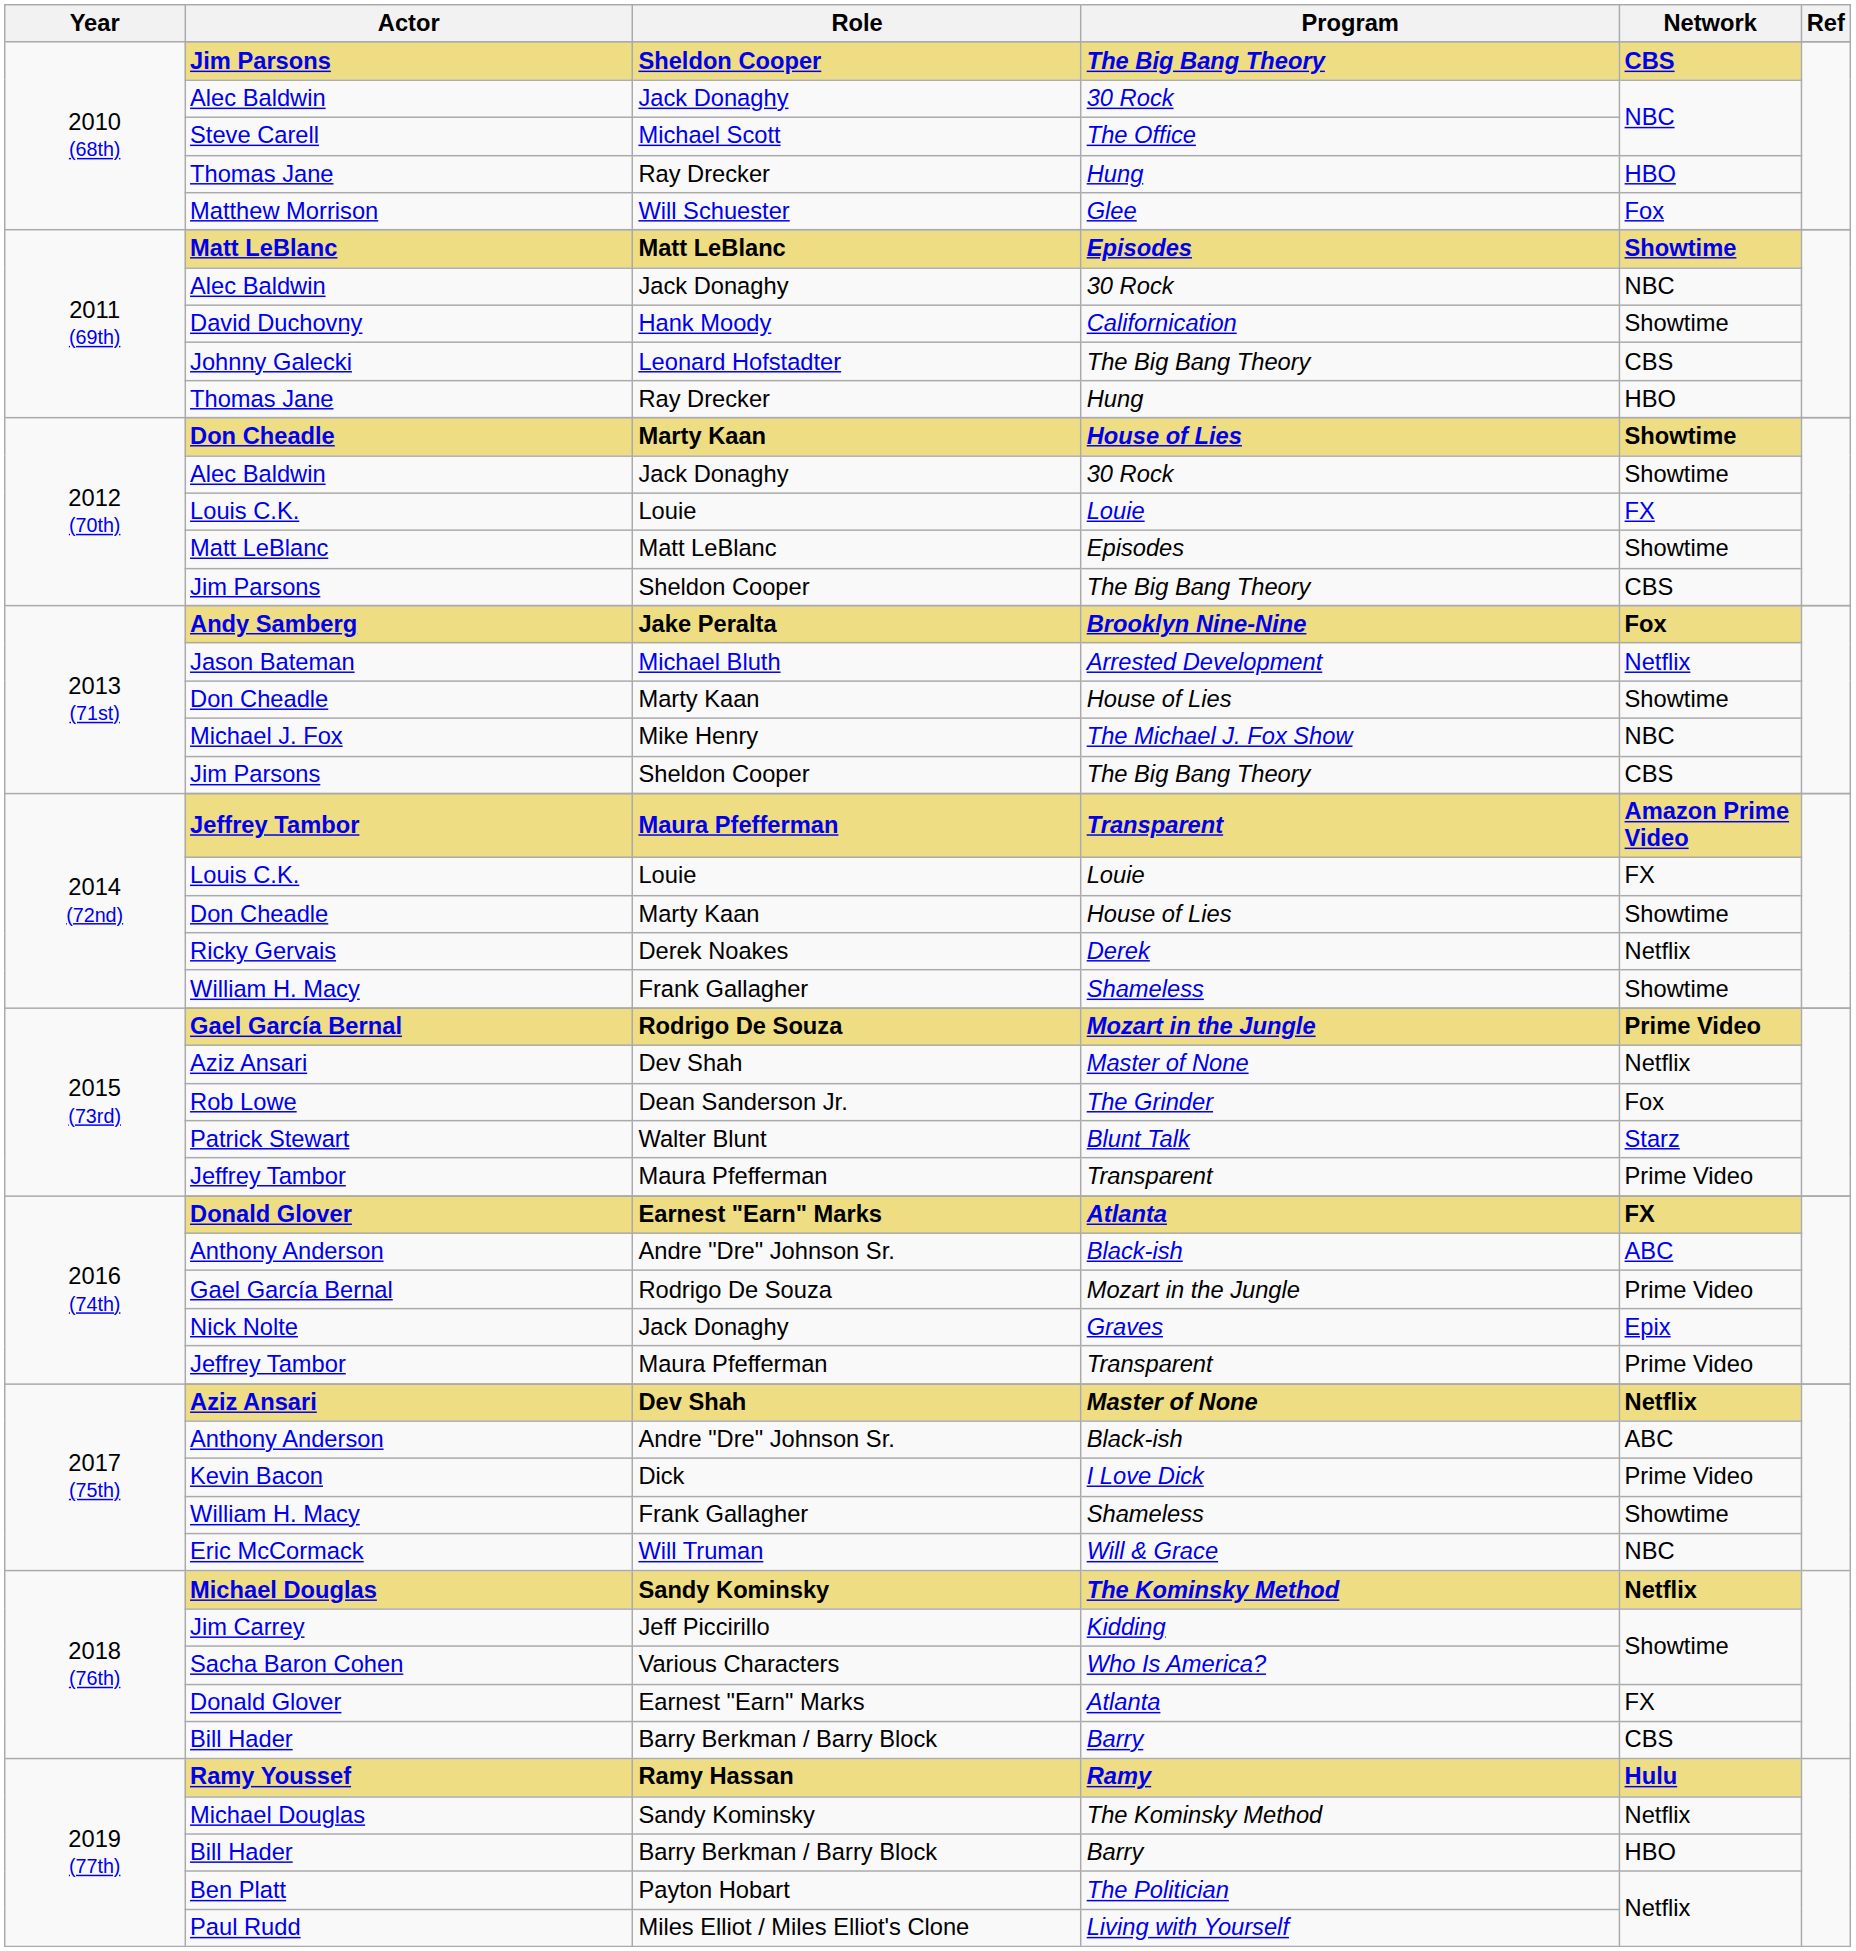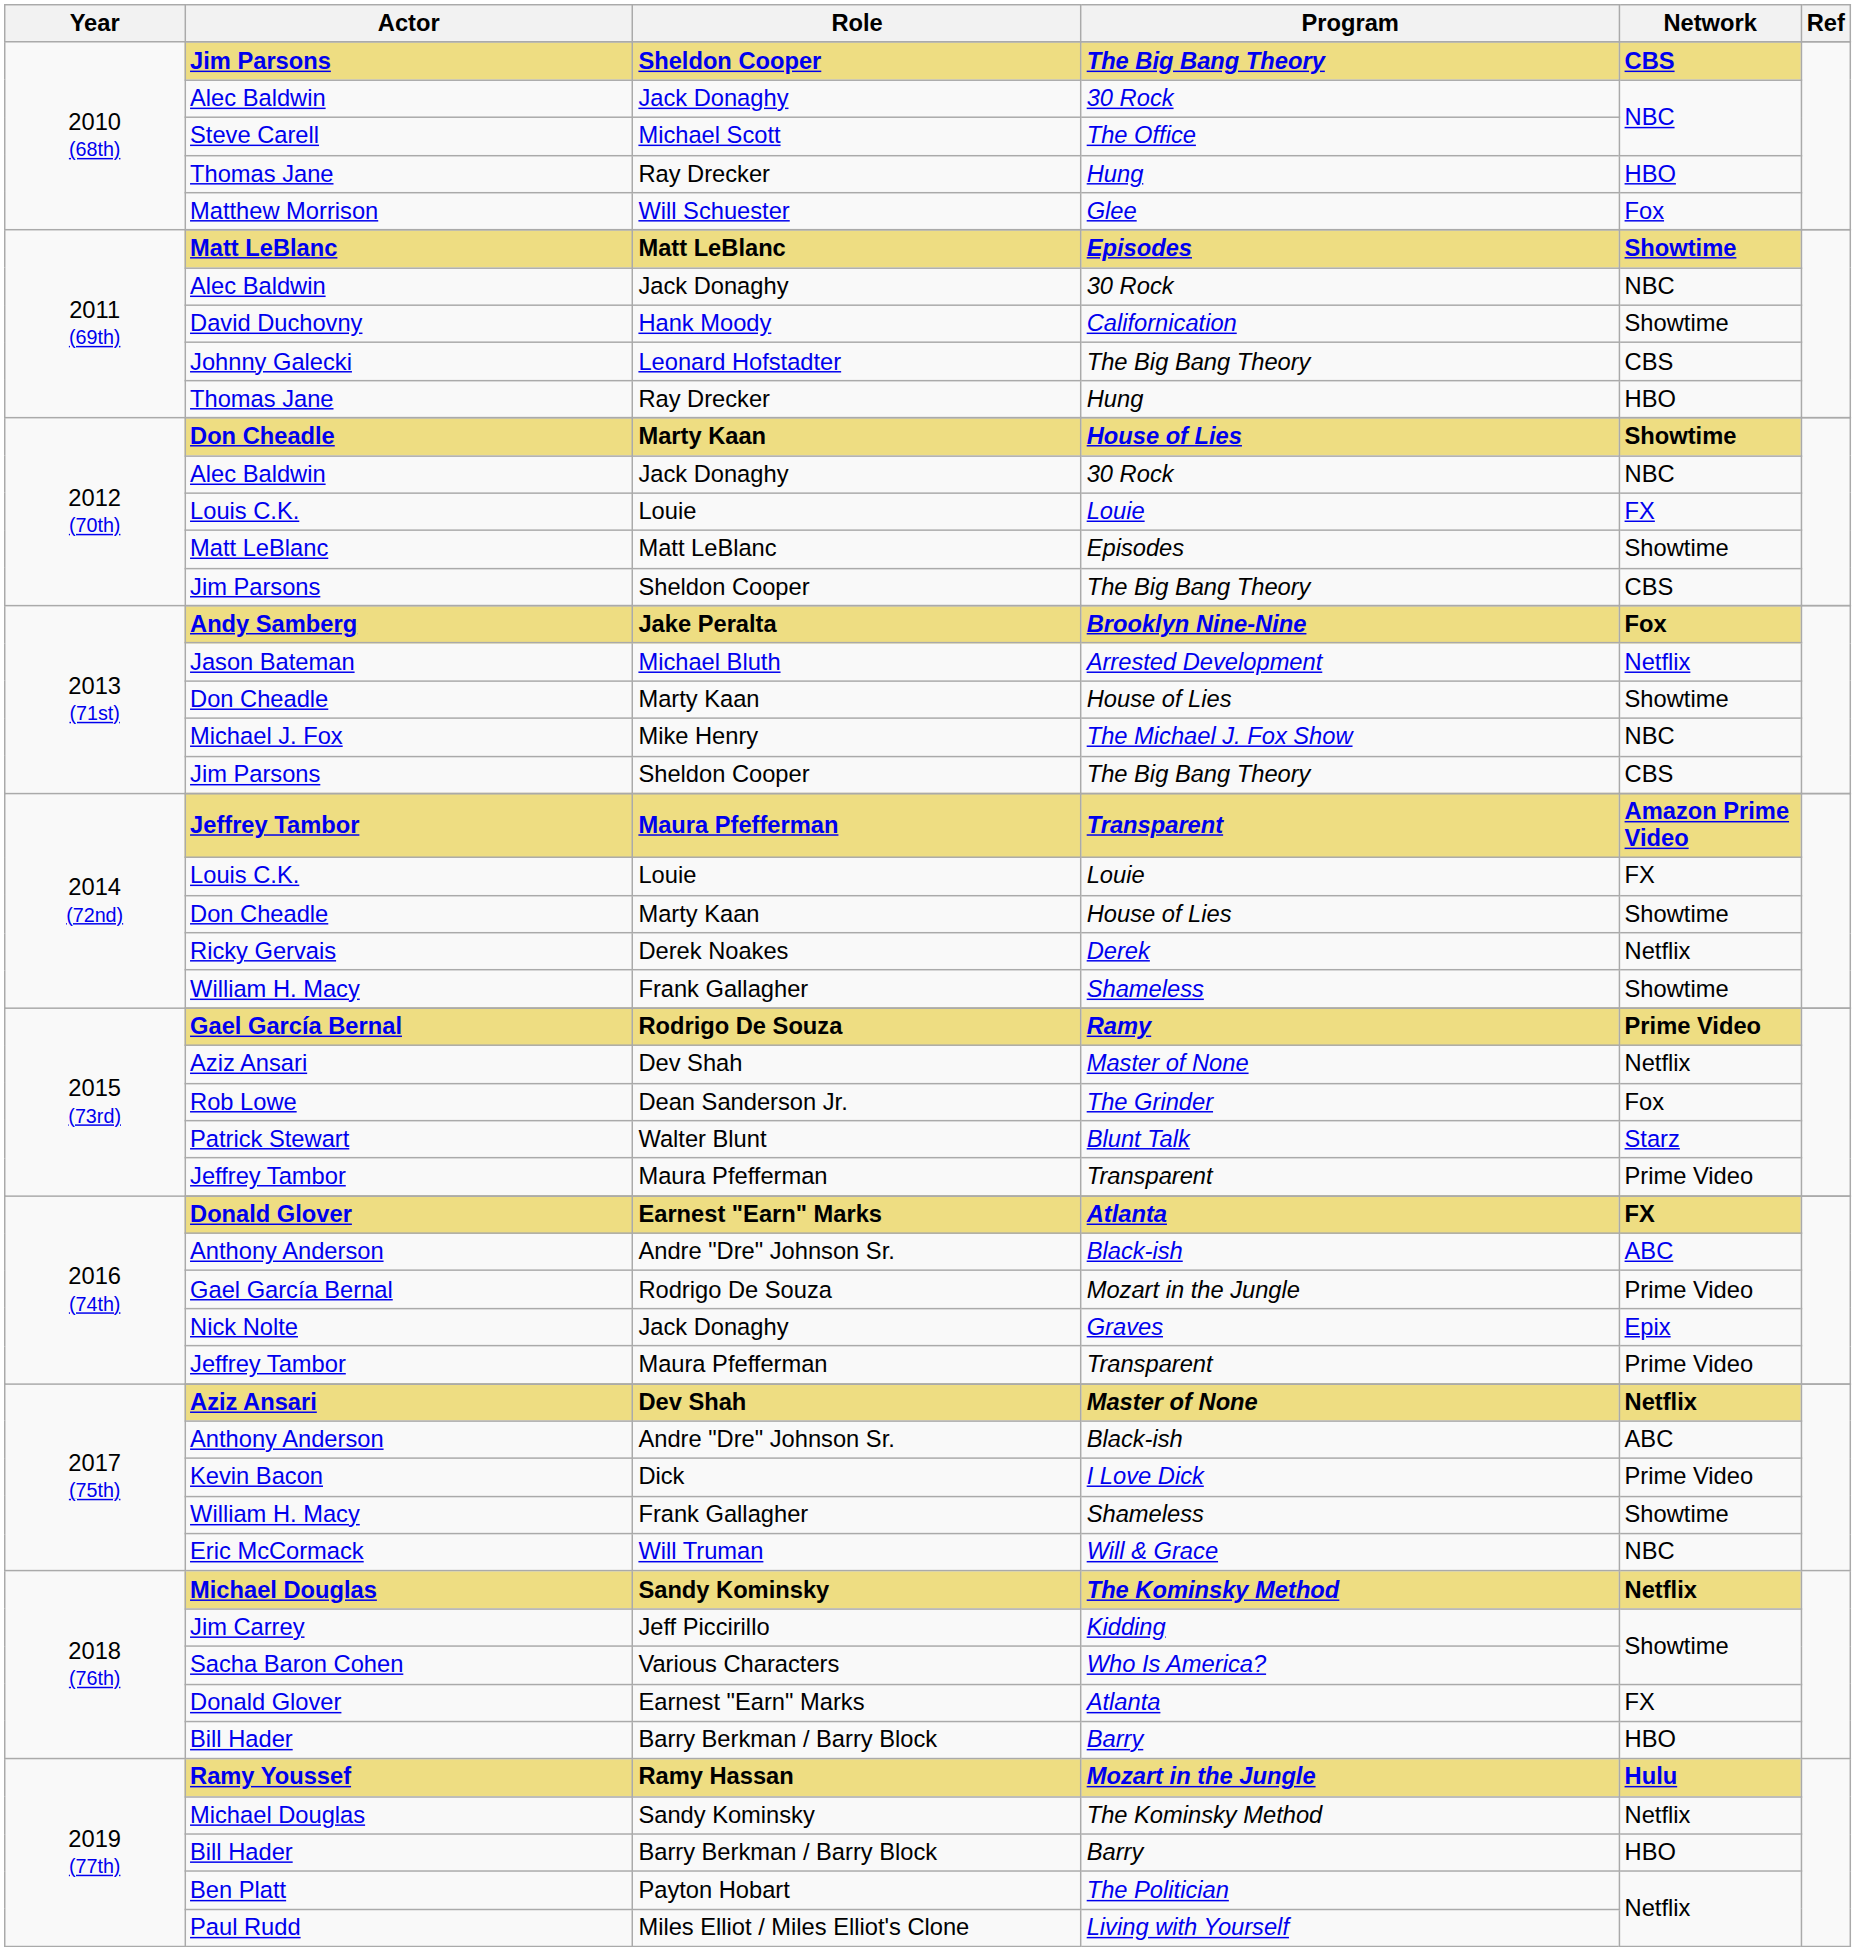(1677, 473) Showtime -> (1650, 473) NBC
(1201, 1026) Mozart in the Jungle -> (1119, 1026) Ramy
(1649, 1739) CBS -> (1650, 1739) HBO
(1119, 1777) Ramy -> (1201, 1777) Mozart in the Jungle
